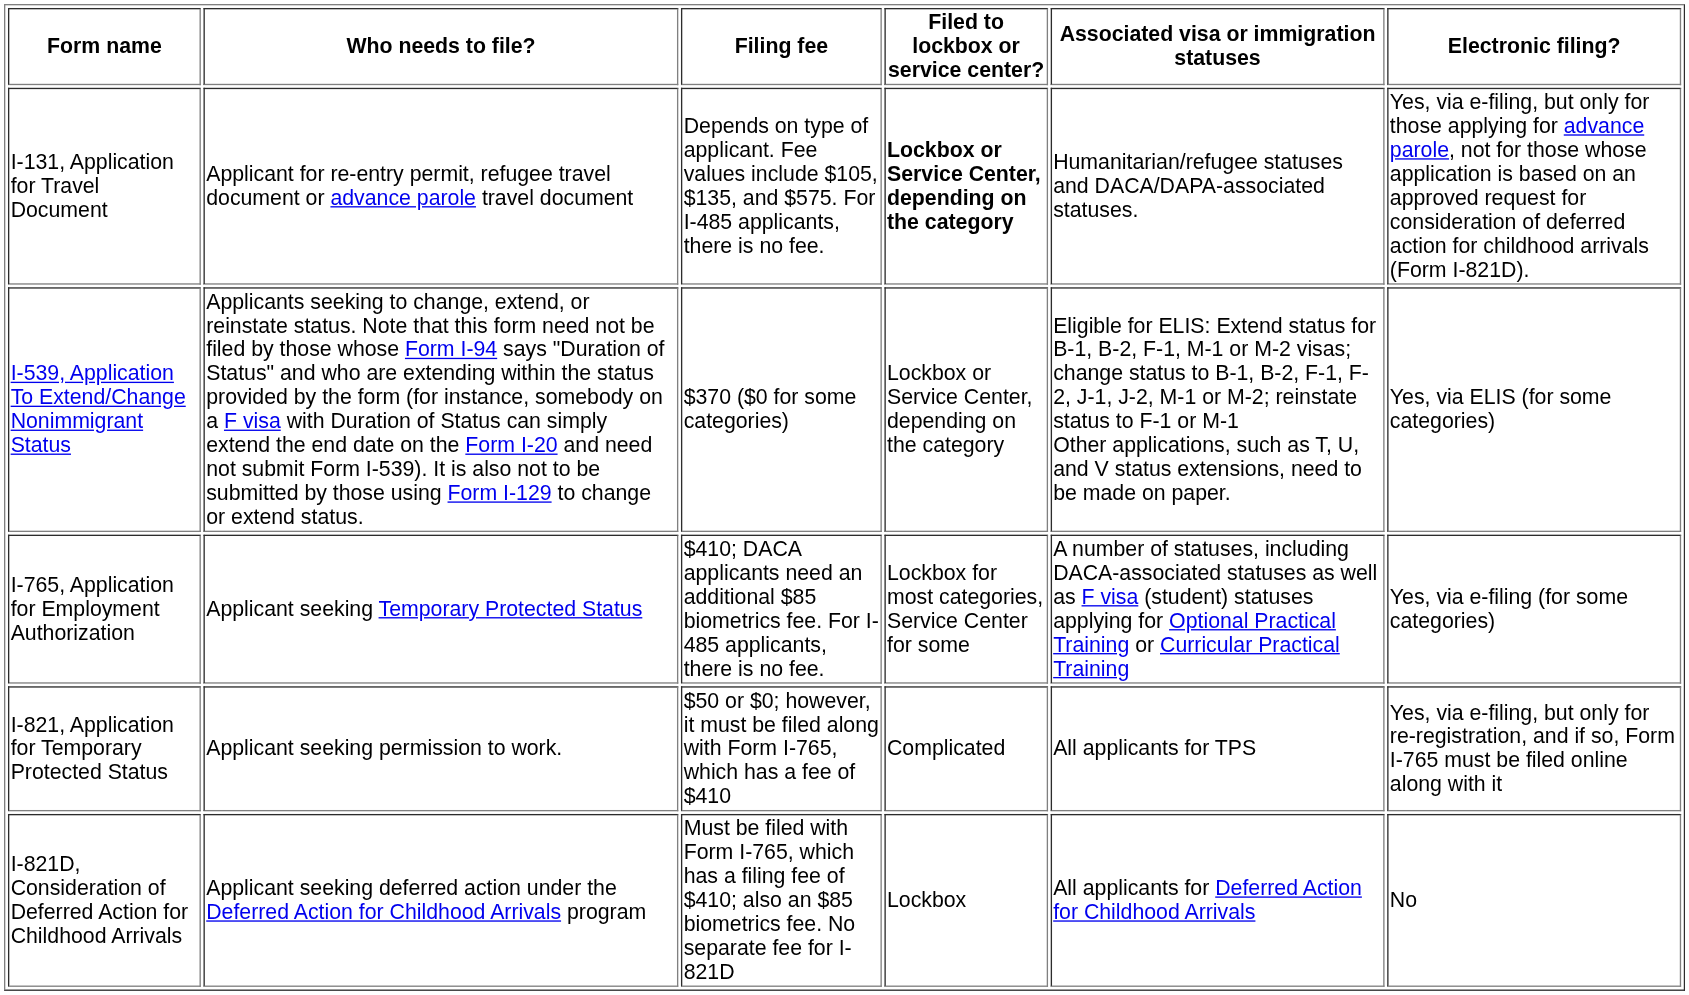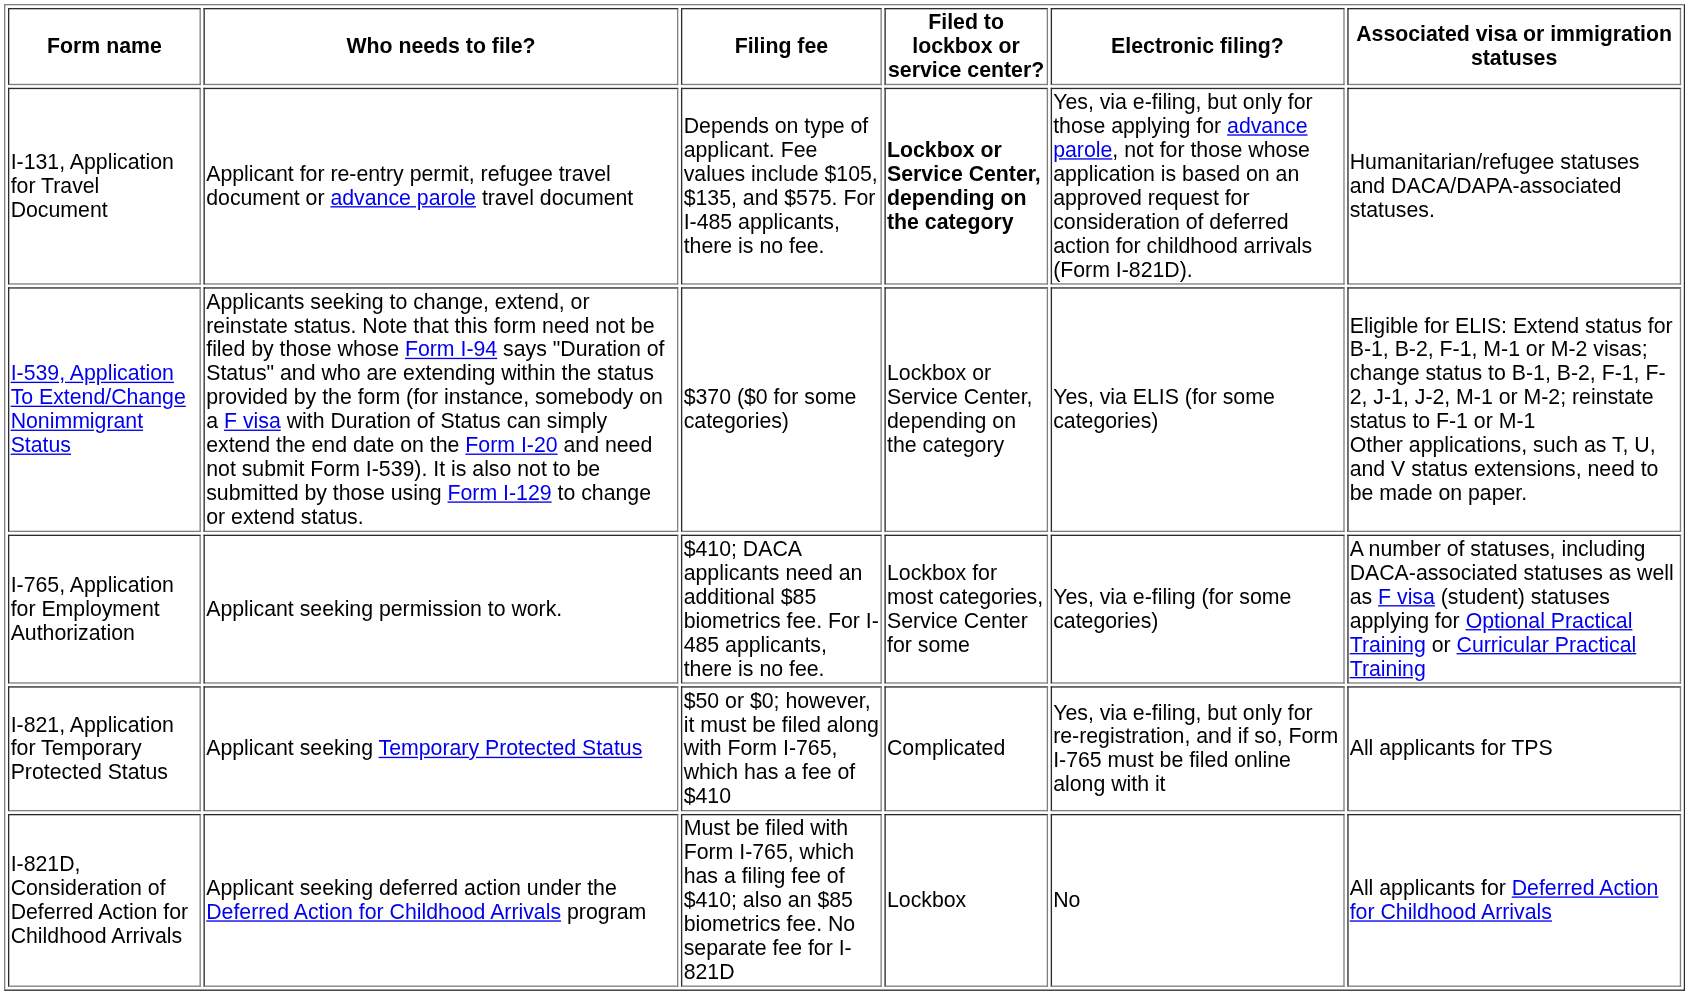columns swapped: (1534, 46) <-> (1218, 46)
(424, 608) Applicant seeking Temporary Protected Status -> (384, 608) Applicant seeking permission to work.
(384, 748) Applicant seeking permission to work. -> (424, 748) Applicant seeking Temporary Protected Status
